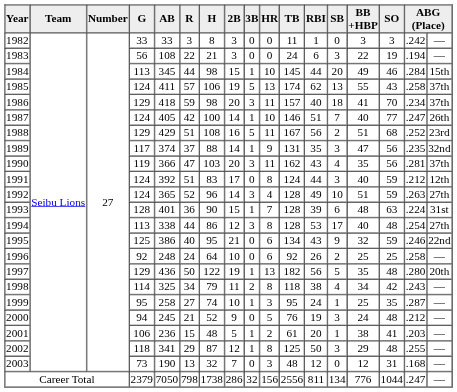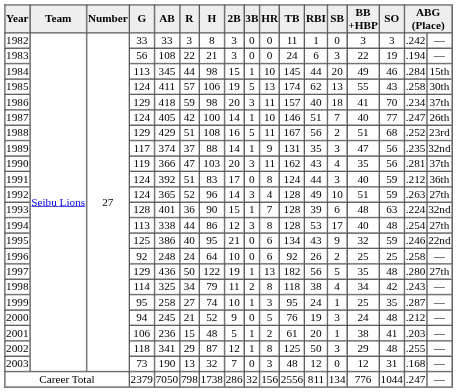(439, 86) 37th -> (439, 86) 30th
(439, 179) 12th -> (439, 179) 36th
(439, 209) 31st -> (439, 209) 32nd
(439, 271) 20th -> (439, 271) 27th
